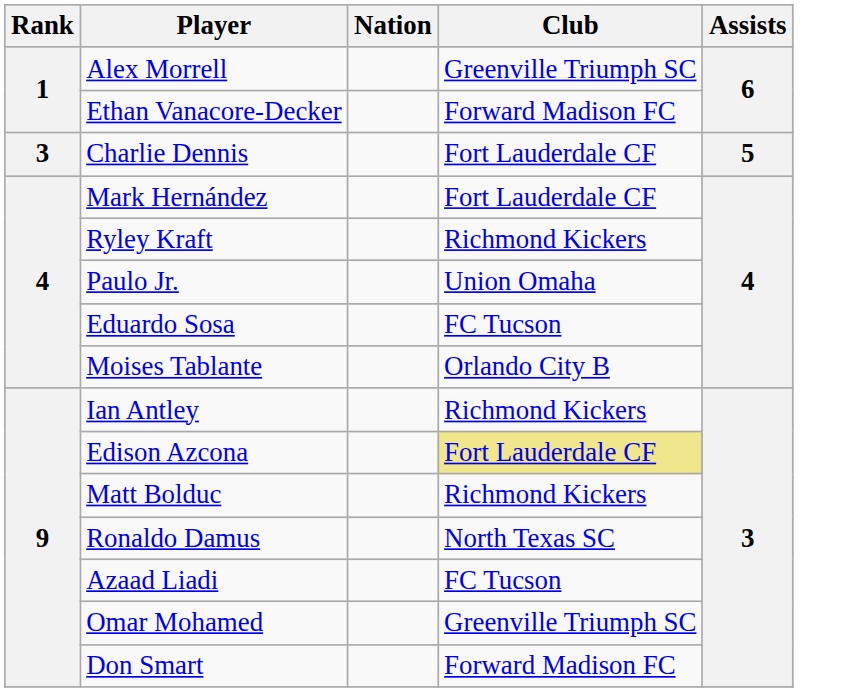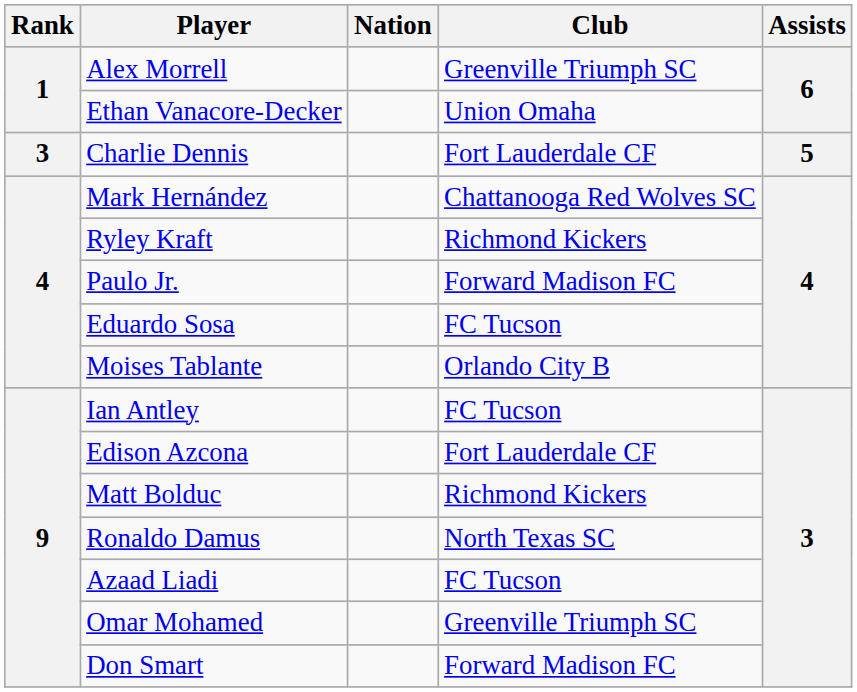(560, 111) Forward Madison FC -> (520, 111) Union Omaha
(550, 196) Fort Lauderdale CF -> (600, 196) Chattanooga Red Wolves SC
(520, 281) Union Omaha -> (560, 281) Forward Madison FC
(545, 409) Richmond Kickers -> (503, 409) FC Tucson
(550, 452) khaki background -> (550, 452) no background
